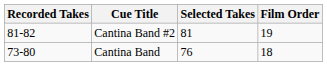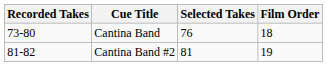rows swapped: (127, 52) <-> (135, 33)
